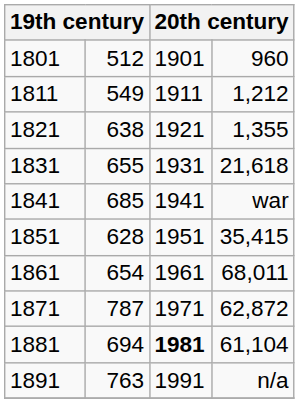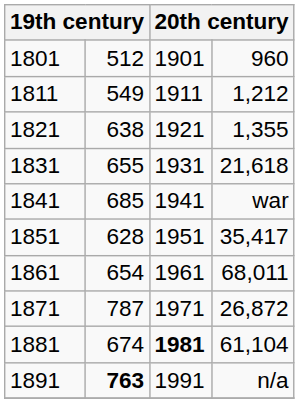(254, 237) 35,415 -> (254, 237) 35,417
(254, 308) 62,872 -> (254, 308) 26,872
(125, 344) 694 -> (125, 344) 674
(125, 380) normal -> (125, 380) bold
